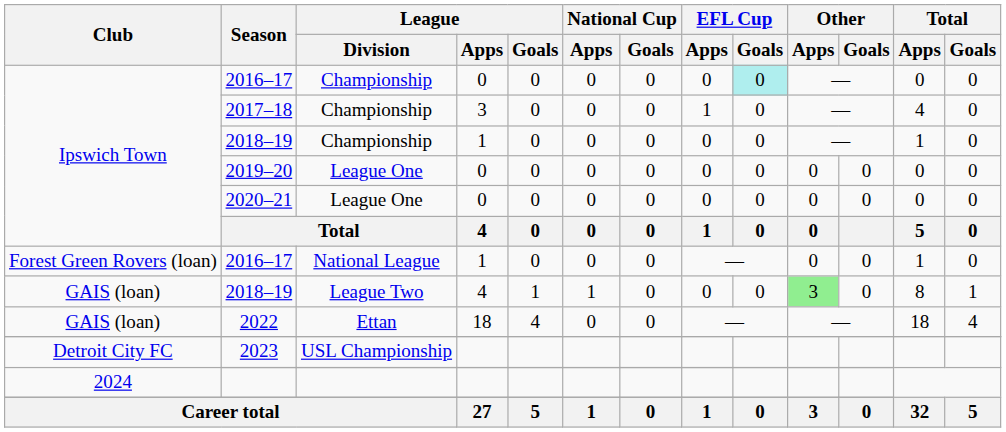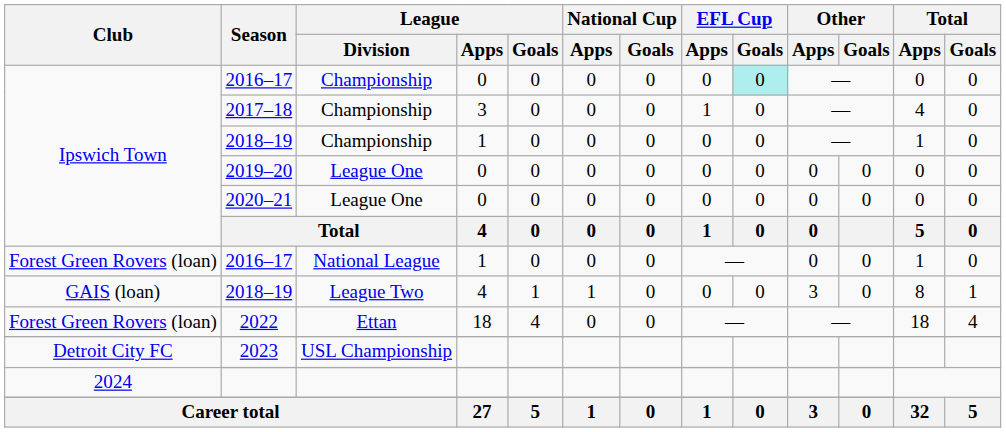(813, 291) lightgreen background -> (813, 291) no background
(113, 321) GAIS (loan) -> (113, 321) Forest Green Rovers (loan)
